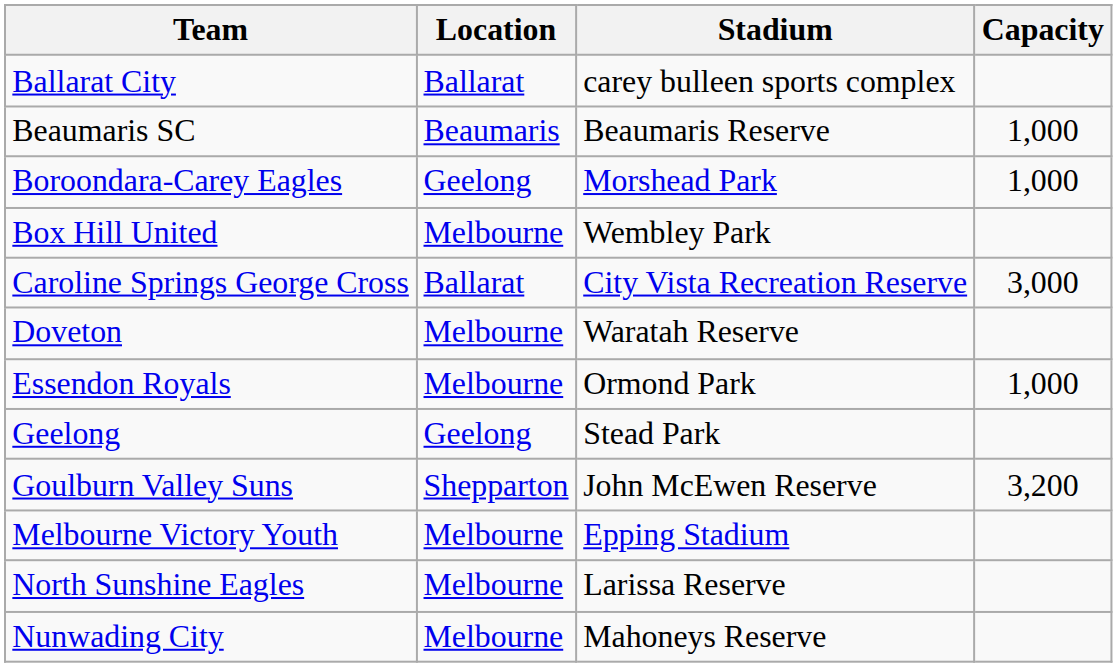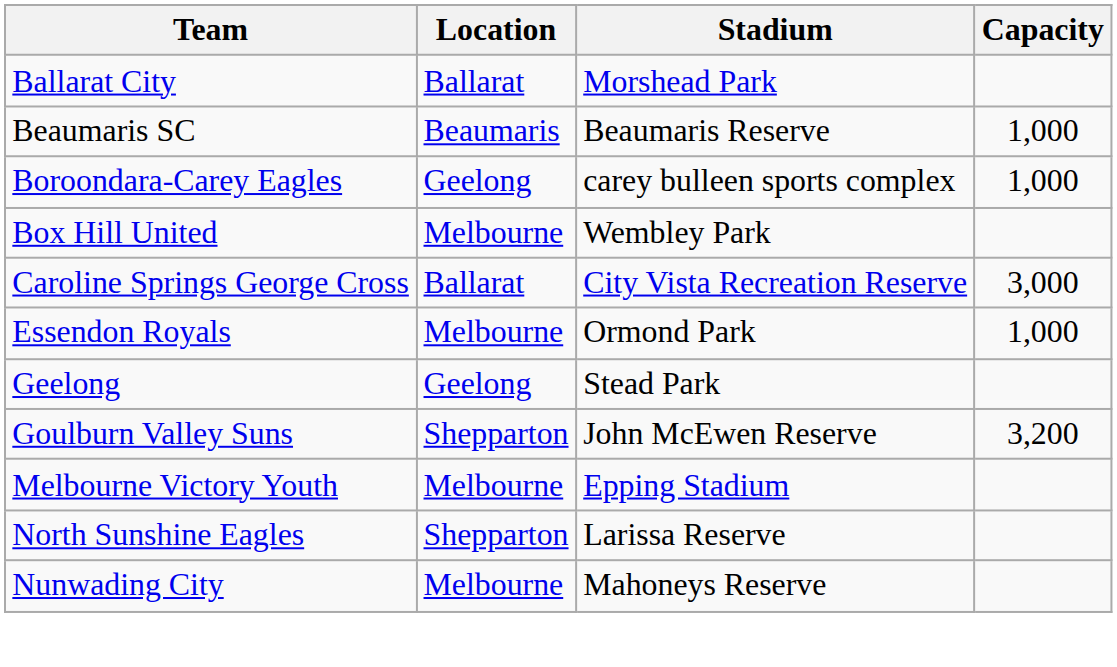(769, 80) carey bulleen sports complex -> (680, 80) Morshead Park
(680, 181) Morshead Park -> (769, 181) carey bulleen sports complex
- row: (67, 332)
(493, 585) Melbourne -> (496, 534) Shepparton
